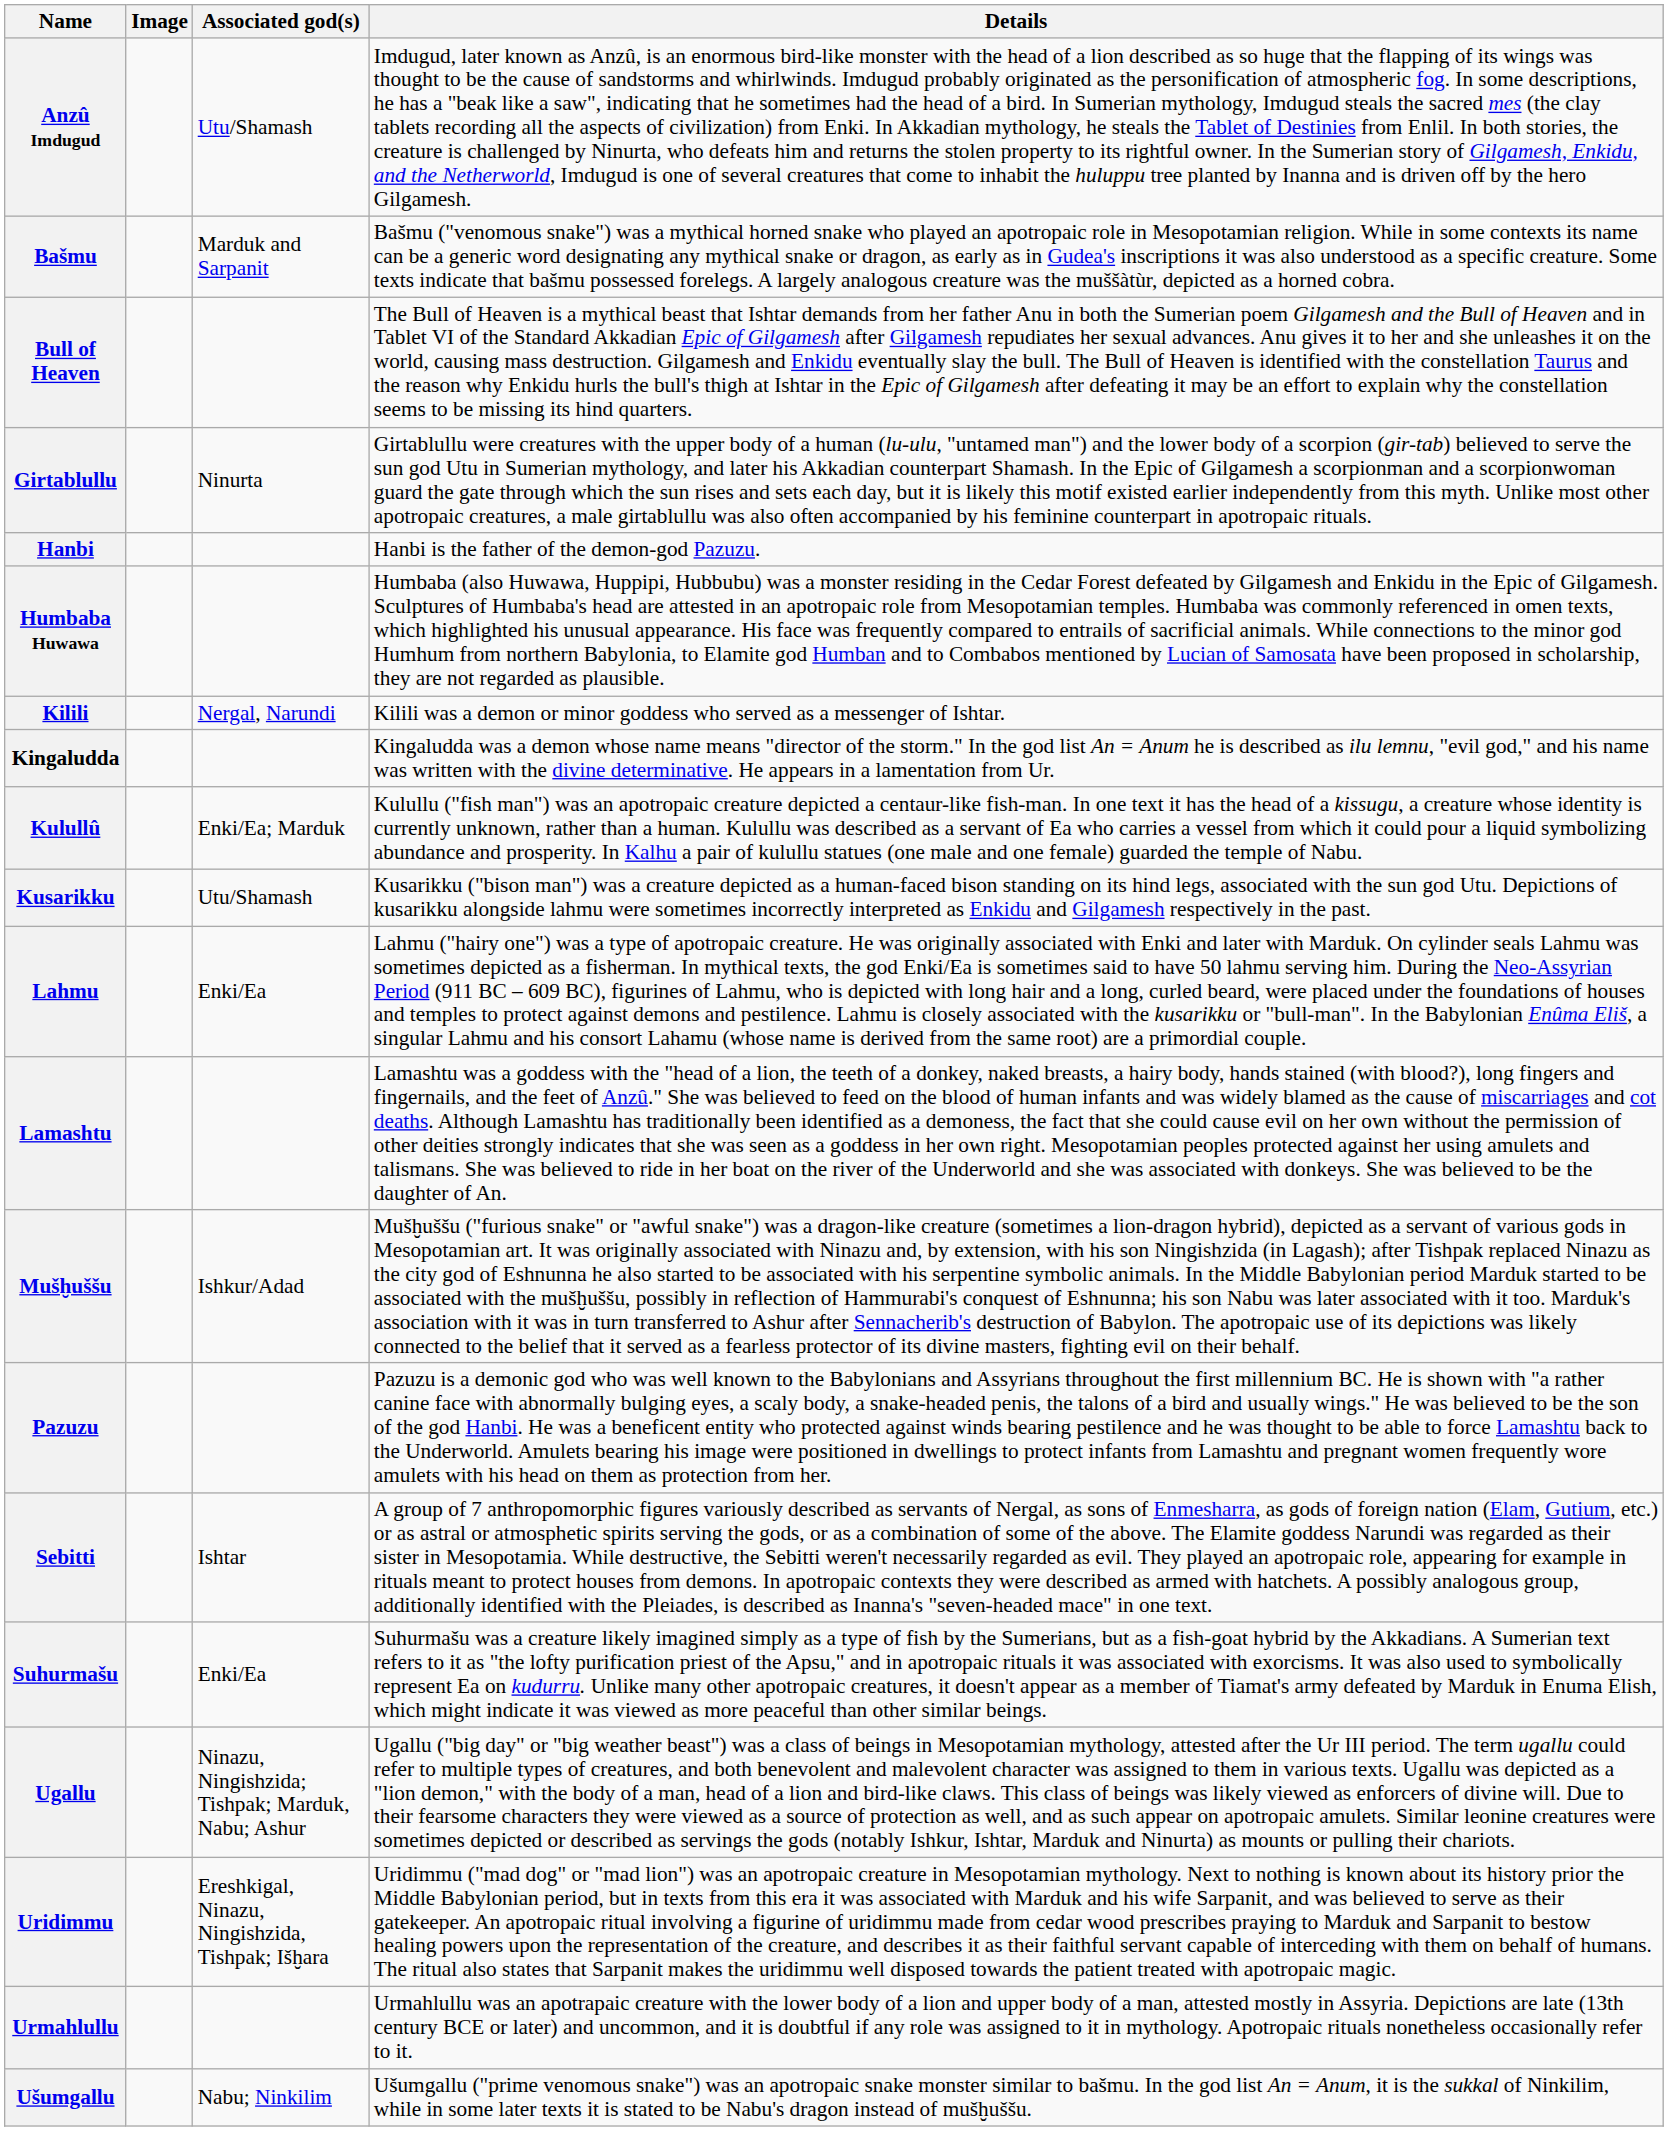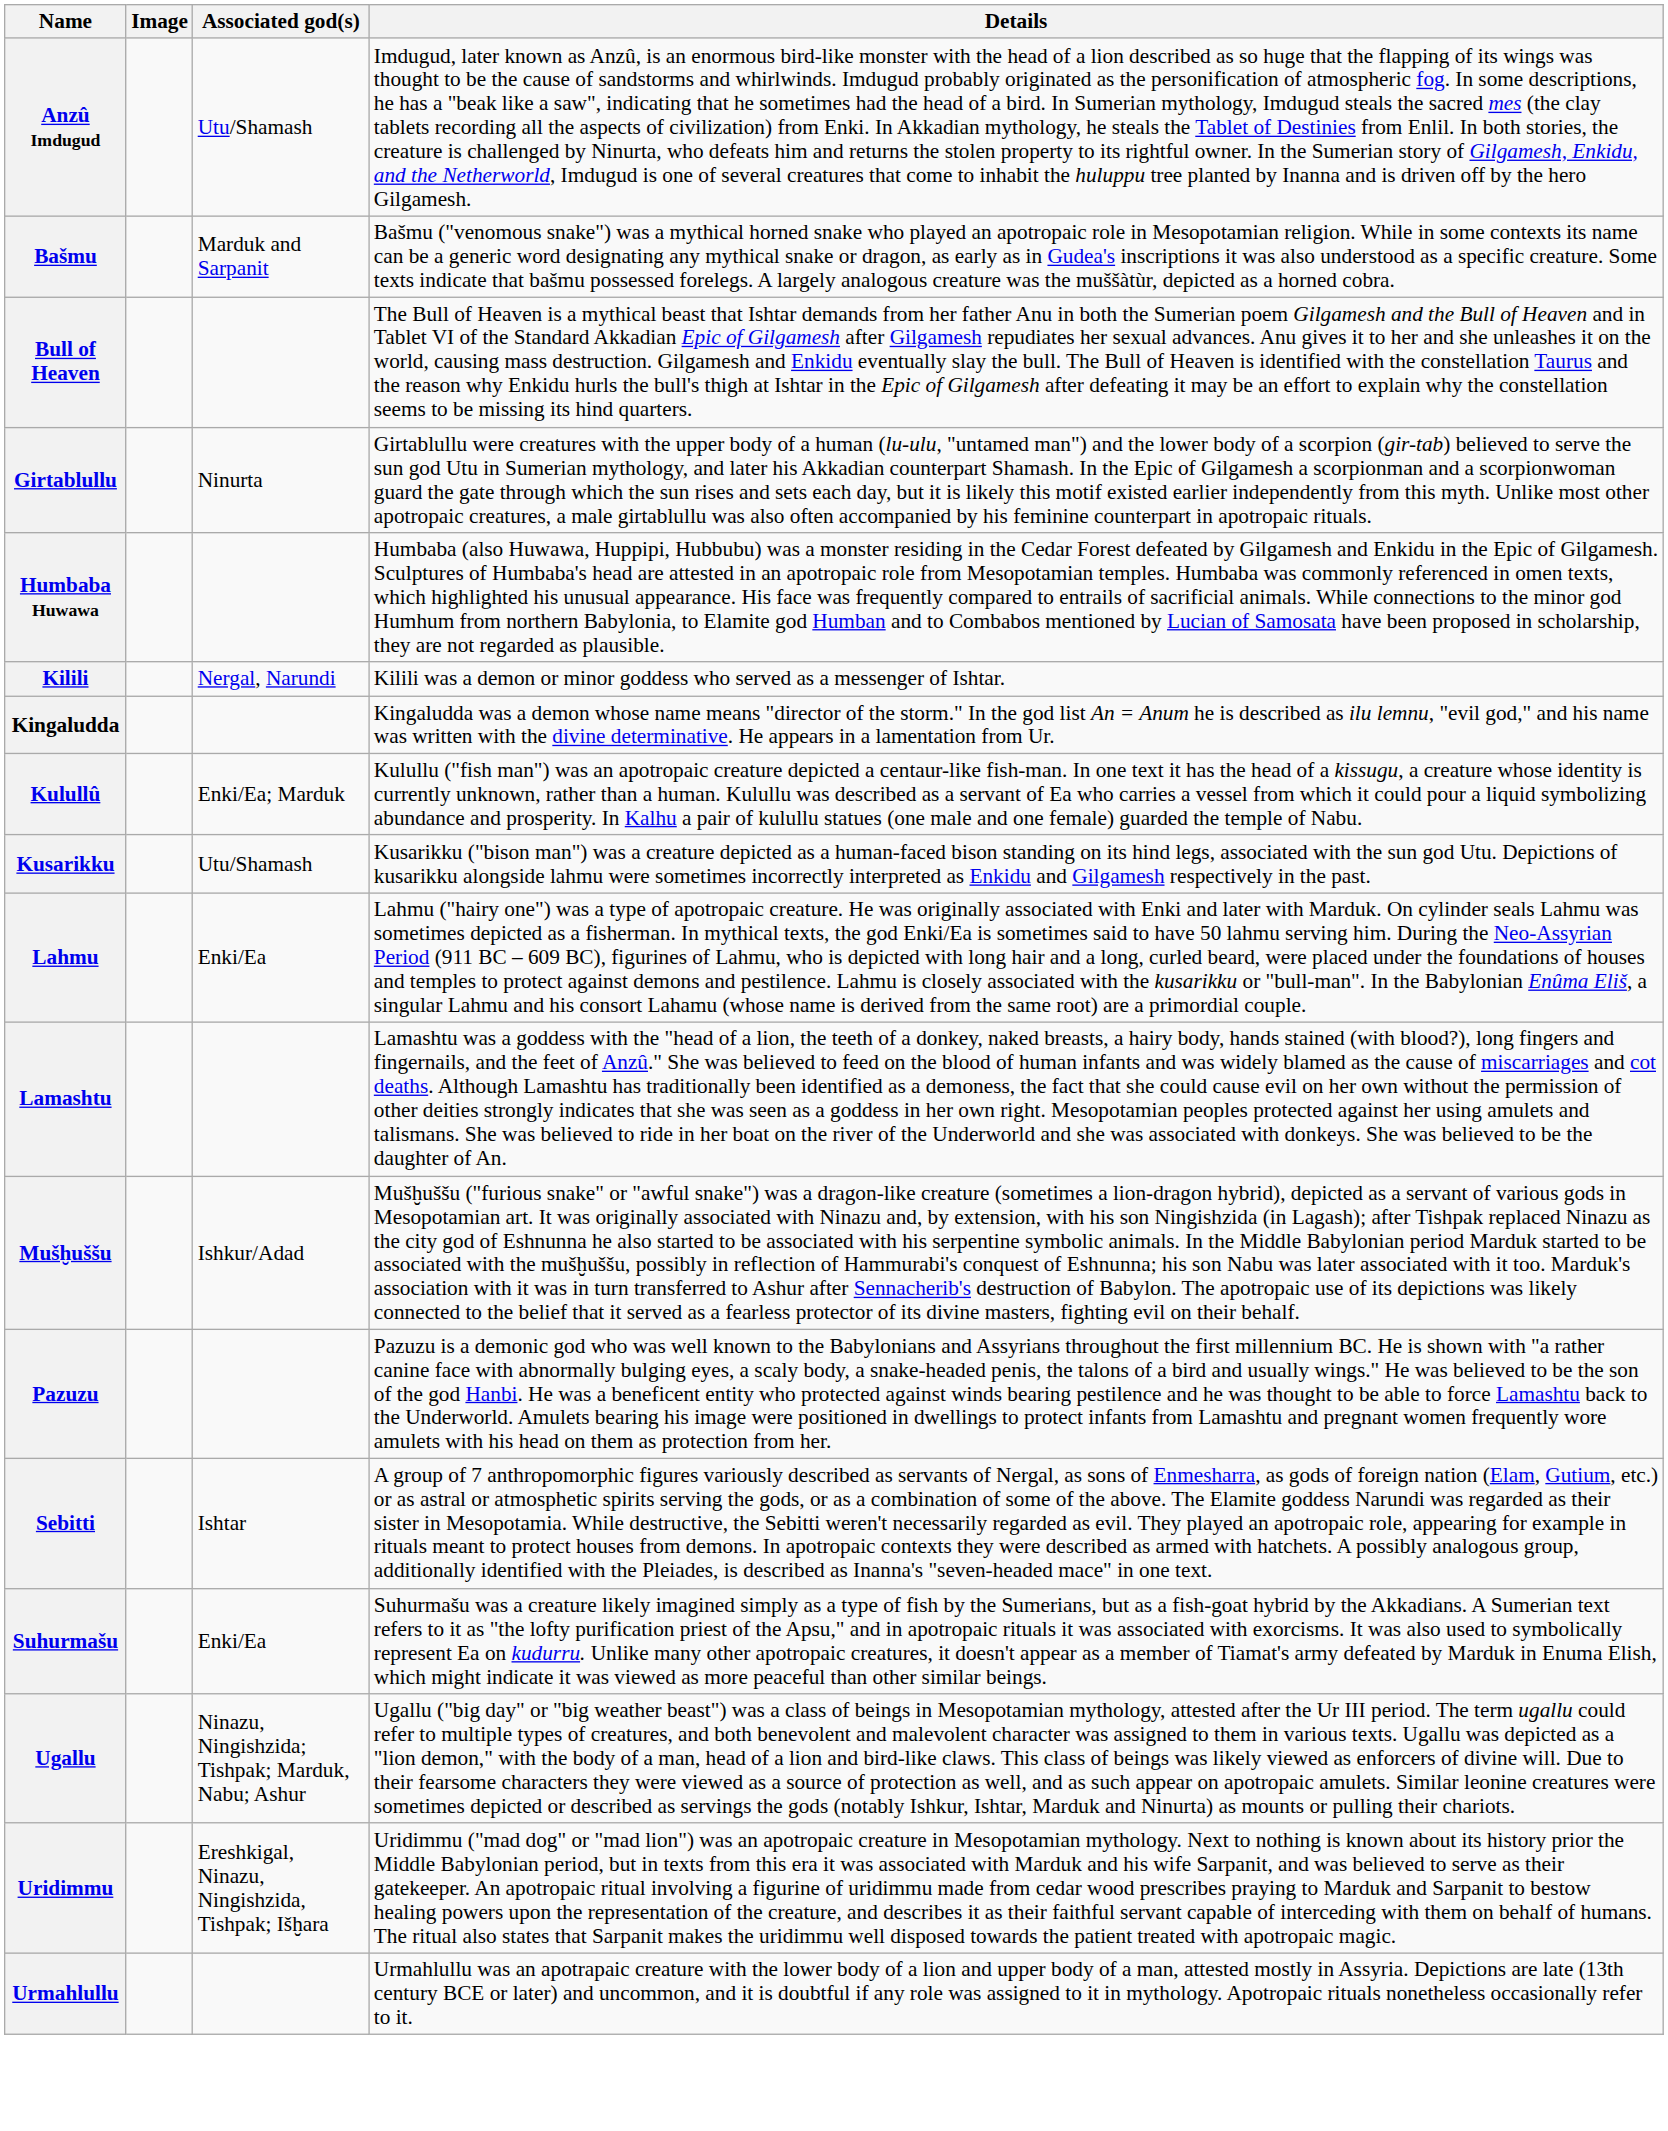- row: (65, 549)
- row: (65, 2096)
